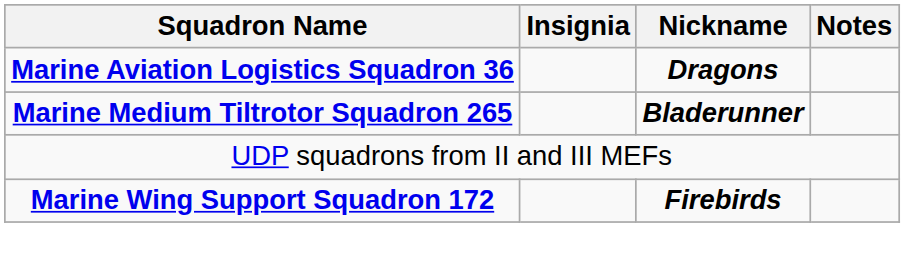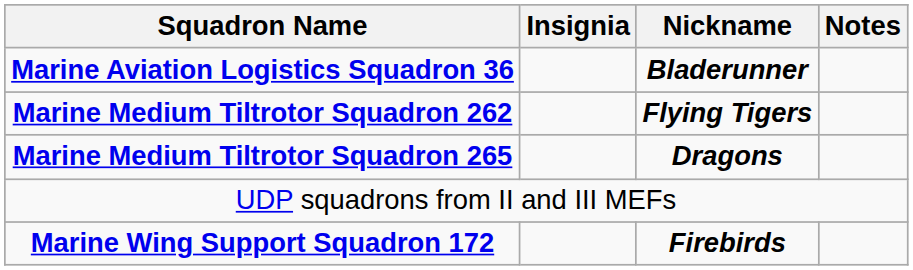(723, 69) Dragons -> (727, 69) Bladerunner
+ row: (263, 112)
(723, 112) Bladerunner -> (727, 156) Dragons
